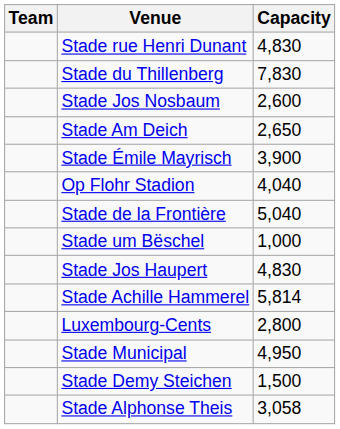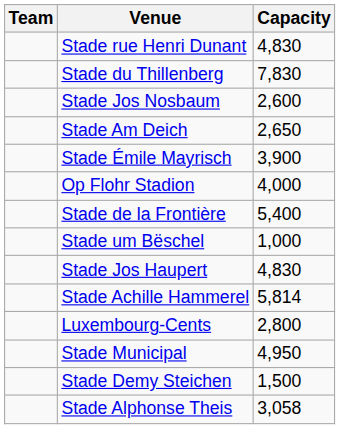(279, 185) 4,040 -> (279, 185) 4,000
(279, 213) 5,040 -> (279, 213) 5,400
